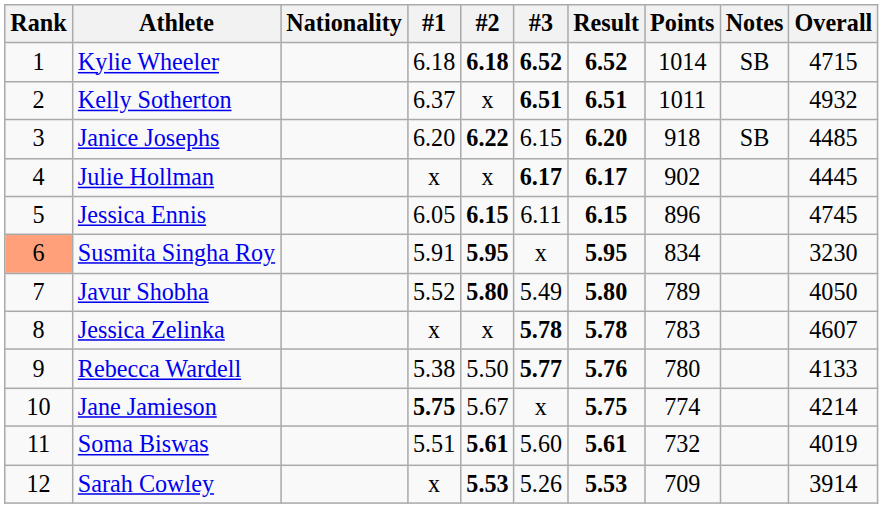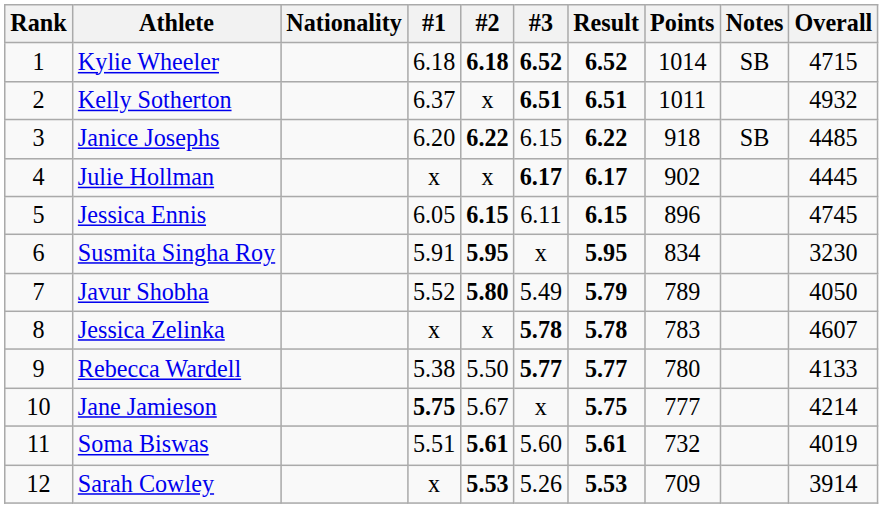(606, 138) 6.20 -> (606, 138) 6.22
(39, 253) lightsalmon background -> (39, 253) no background
(606, 291) 5.80 -> (606, 291) 5.79
(606, 368) 5.76 -> (606, 368) 5.77
(682, 406) 774 -> (682, 406) 777
